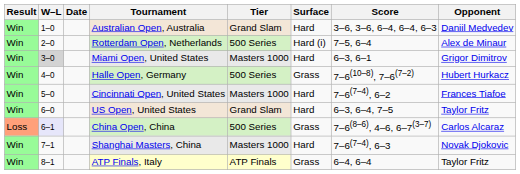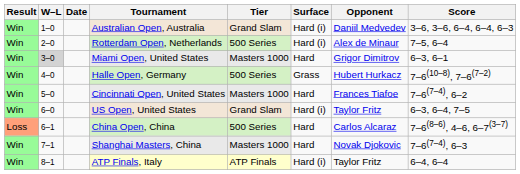columns swapped: (477, 12) <-> (385, 12)
(304, 27) Hard -> (310, 27) Hard (i)
(304, 110) Hard -> (310, 110) Hard (i)
(48, 127) lavender background -> (48, 127) no background
(306, 127) Grass -> (304, 127) Hard
(306, 162) Grass -> (310, 162) Hard (i)
